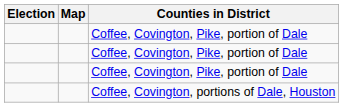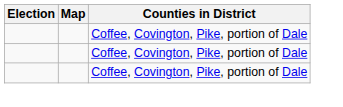- row: (31, 92)
